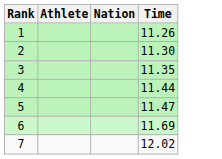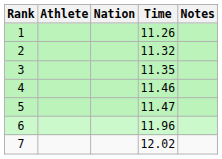+ column: (198, 14)
(158, 51) 11.30 -> (158, 51) 11.32
(158, 88) 11.44 -> (158, 88) 11.46
(158, 126) 11.69 -> (158, 126) 11.96
